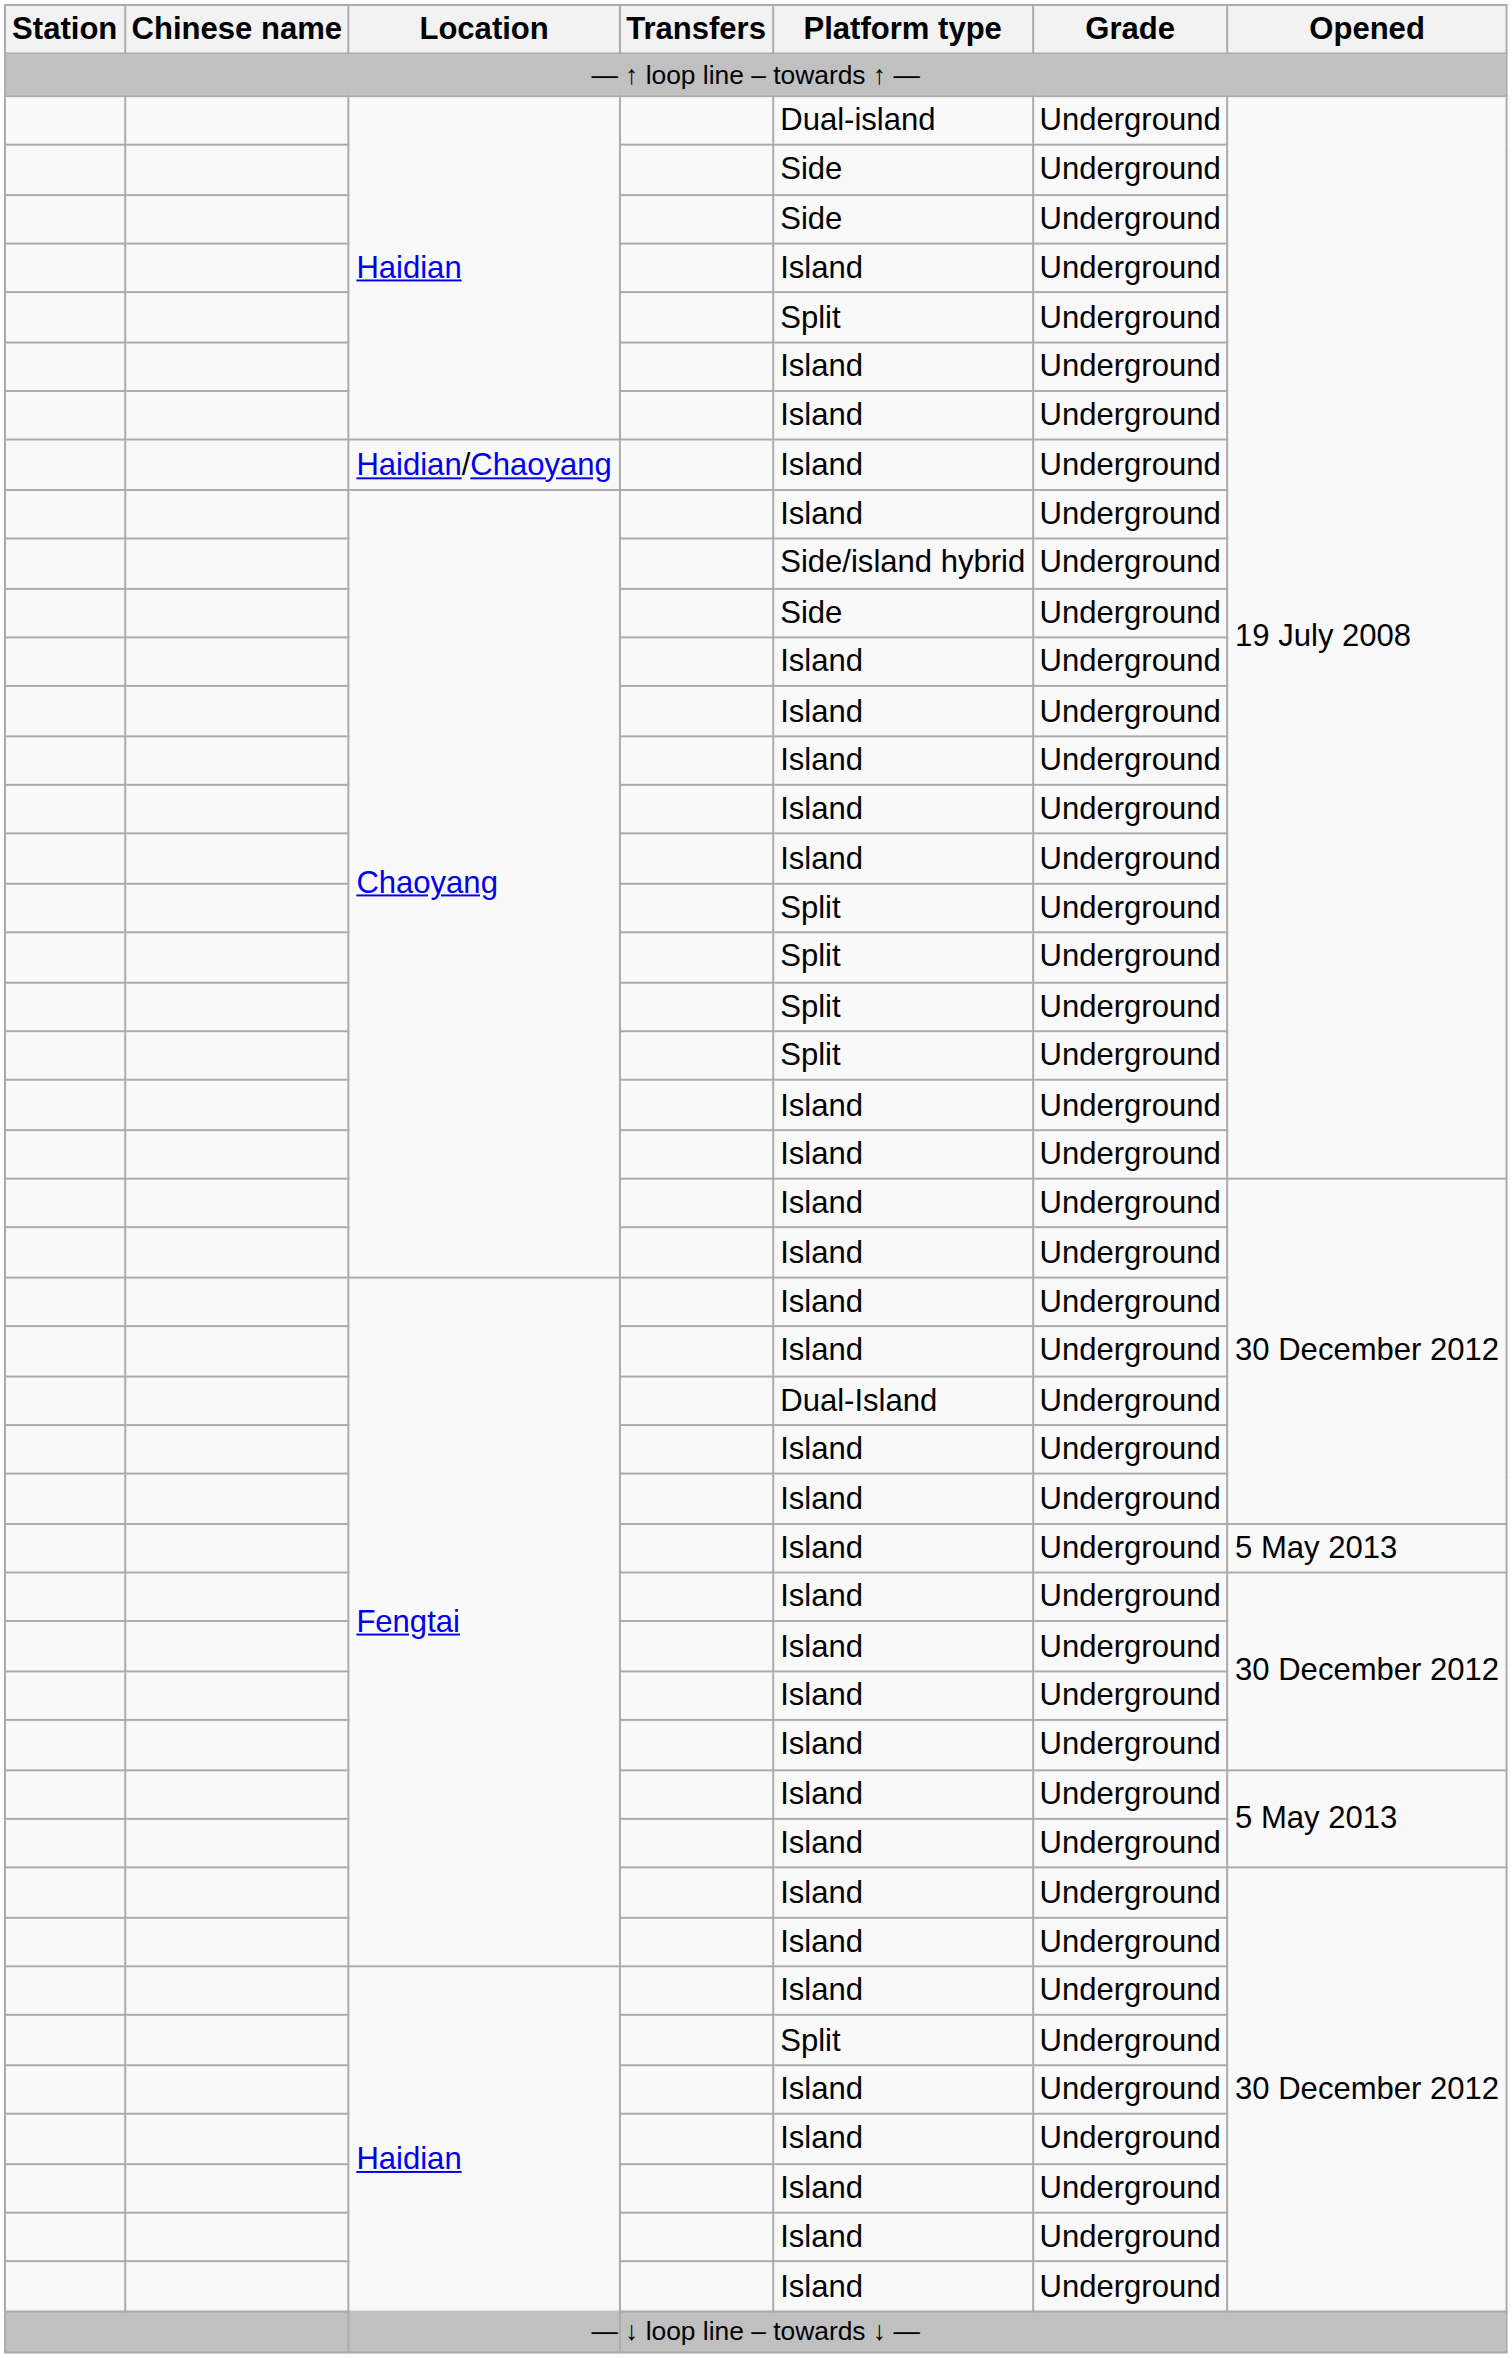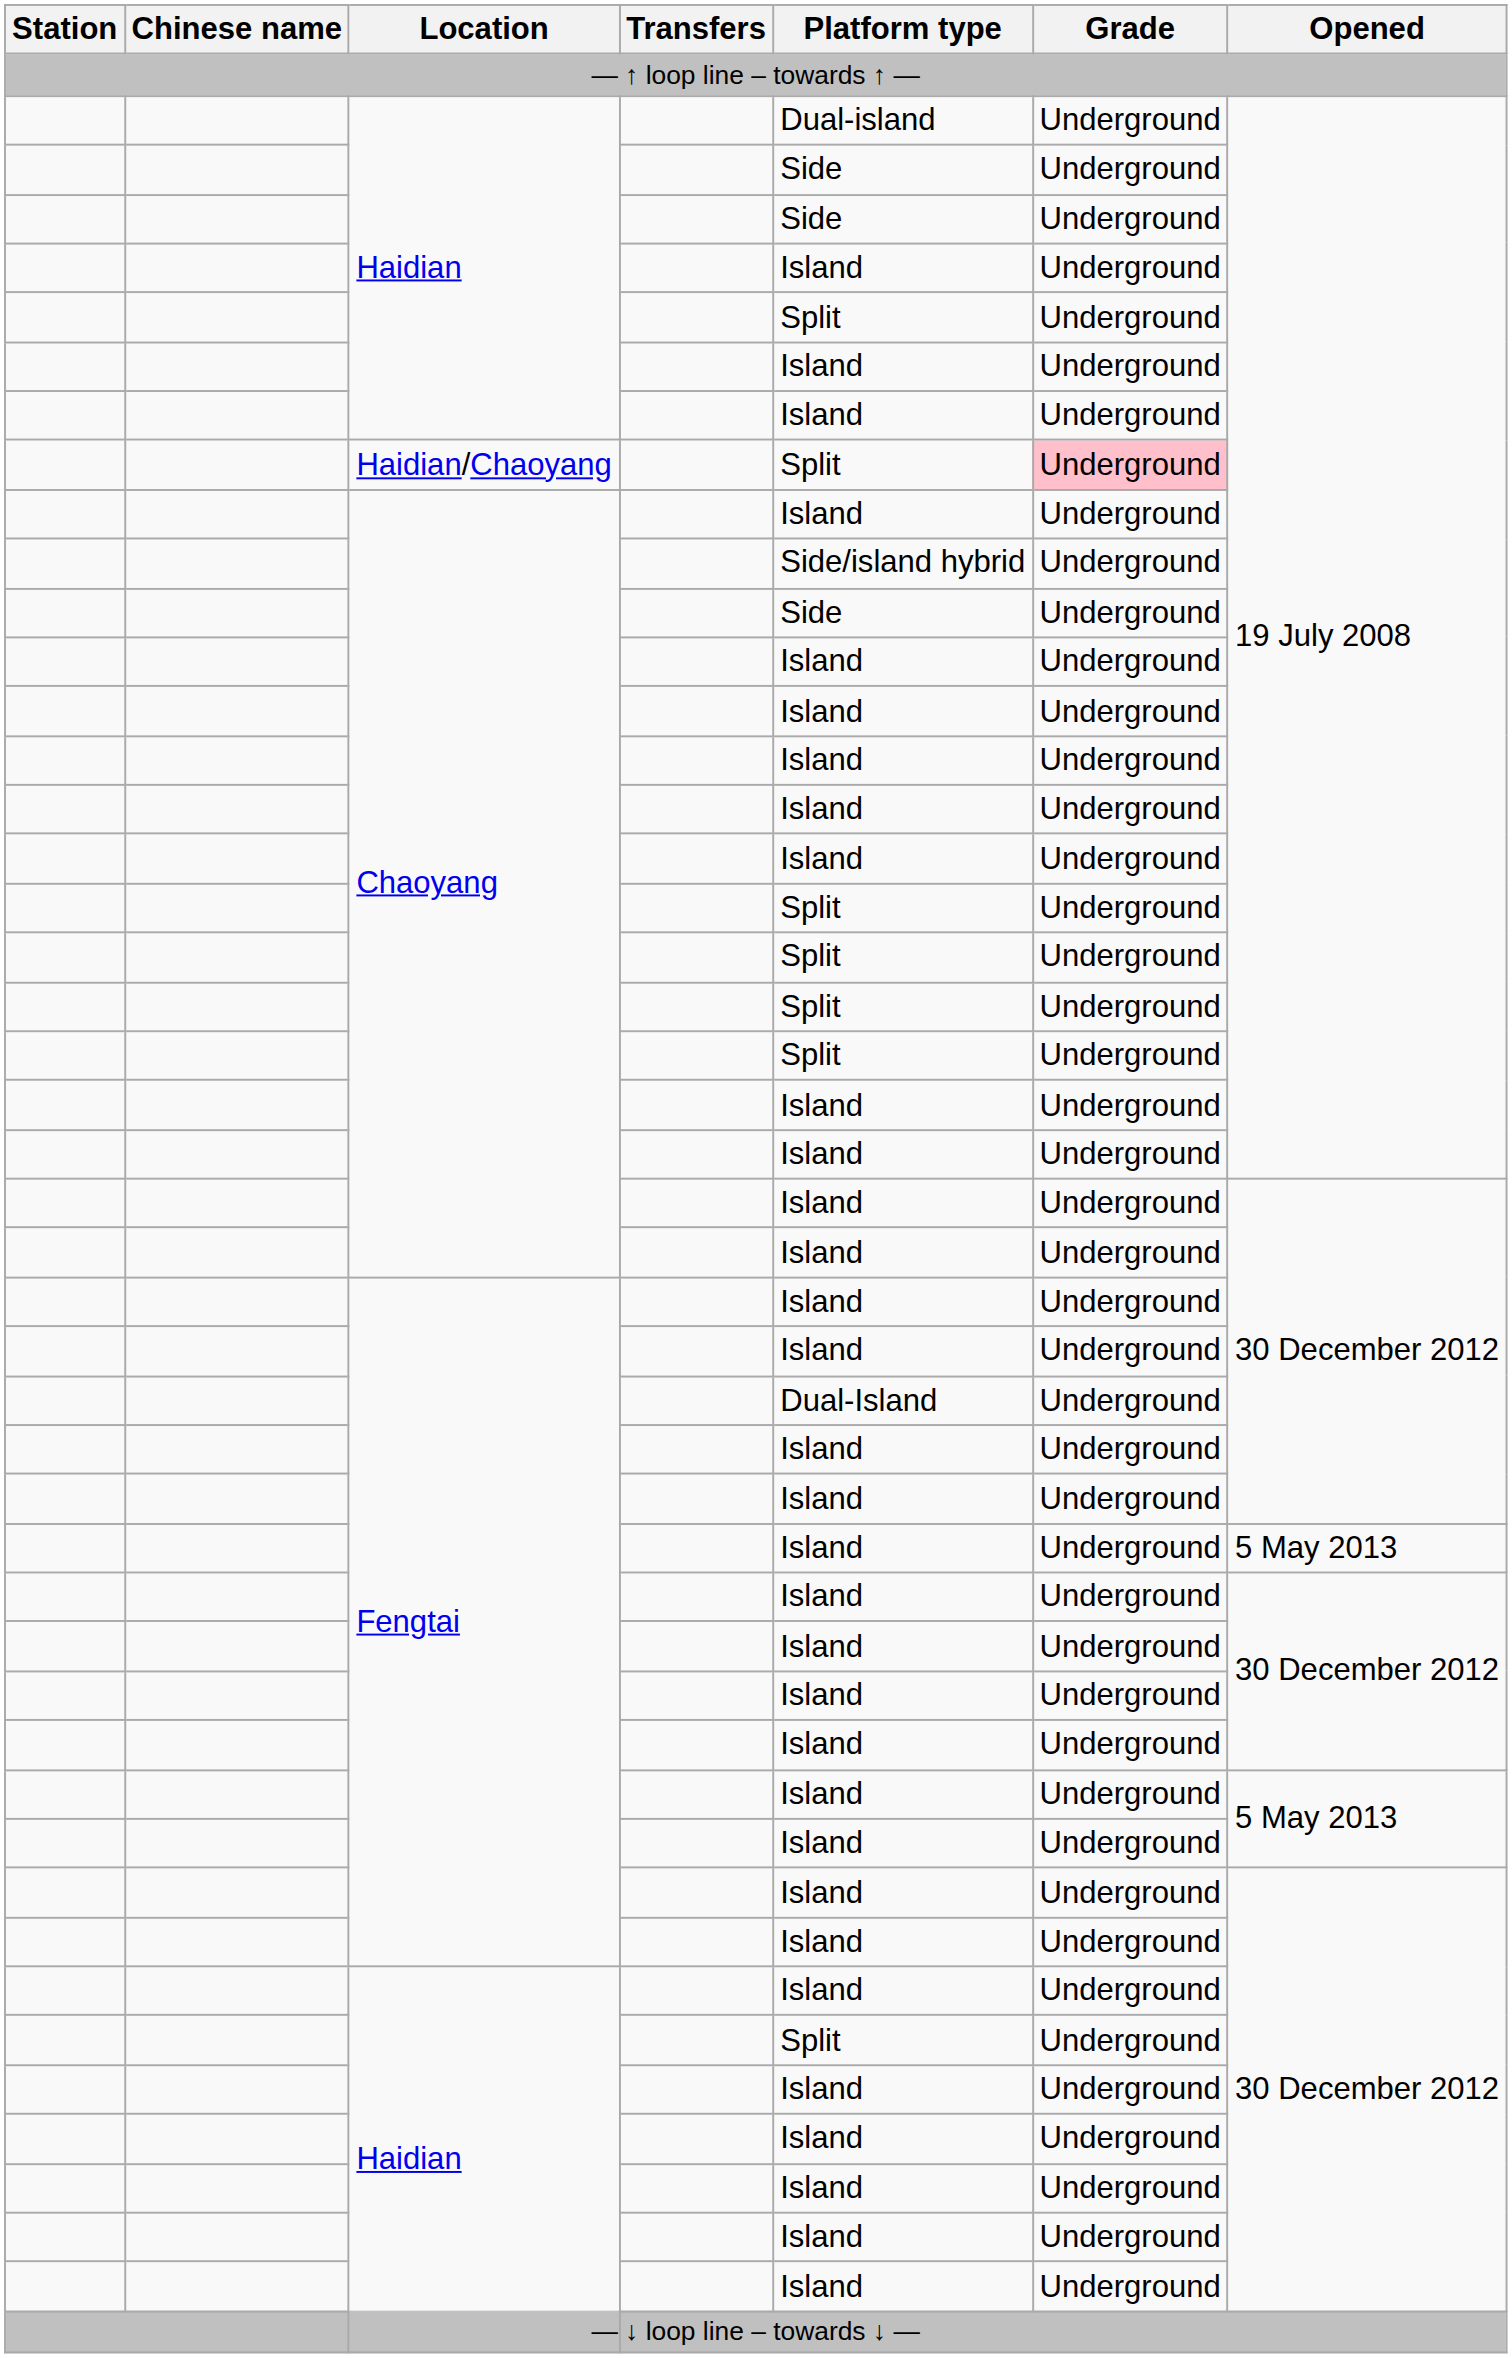(822, 464) Island -> (810, 464) Split
(1130, 464) no background -> (1130, 464) pink background
